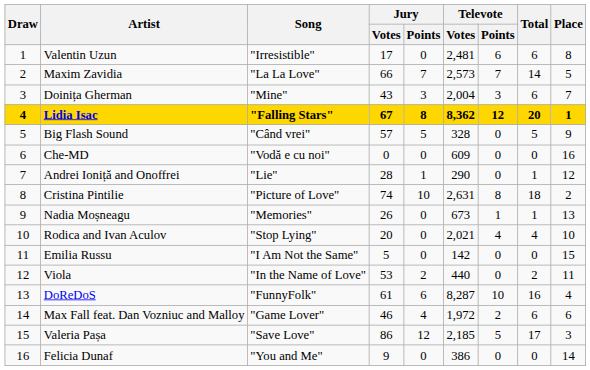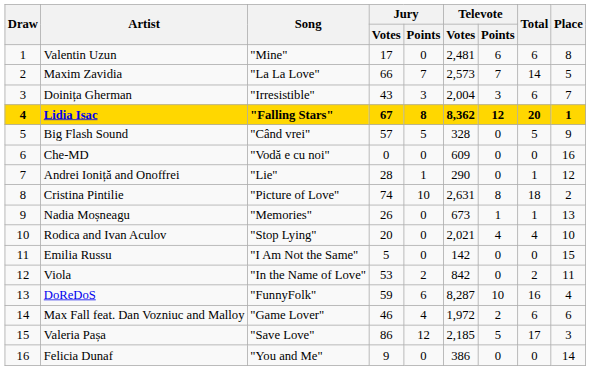(282, 54) "Irresistible" -> (269, 54) "Mine"
(269, 94) "Mine" -> (282, 94) "Irresistible"
(461, 275) 440 -> (461, 275) 842
(386, 295) 61 -> (386, 295) 59
